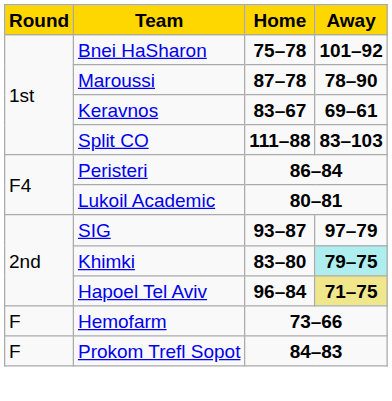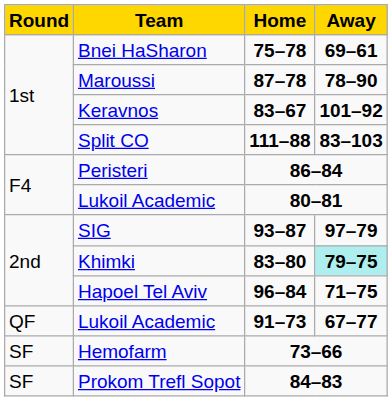(351, 50) 101–92 -> (351, 50) 69–61
(351, 110) 69–61 -> (351, 110) 101–92
(351, 291) khaki background -> (351, 291) no background
+ row: (147, 321)
(15, 321) F -> (21, 351) SF
(15, 351) F -> (21, 381) SF
